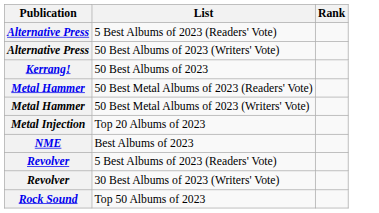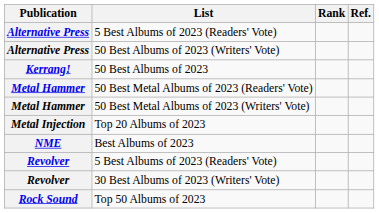+ column: (361, 13)
